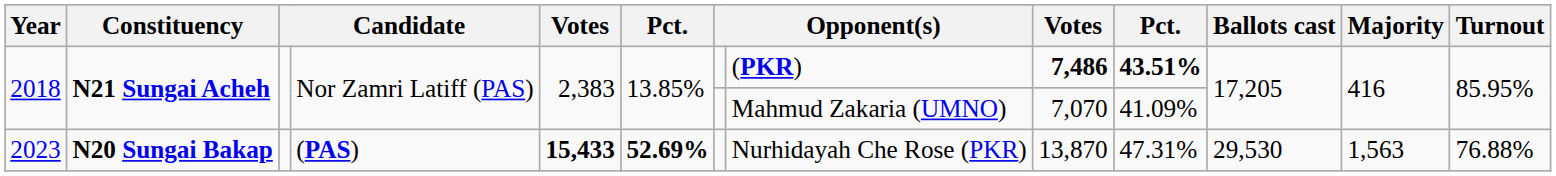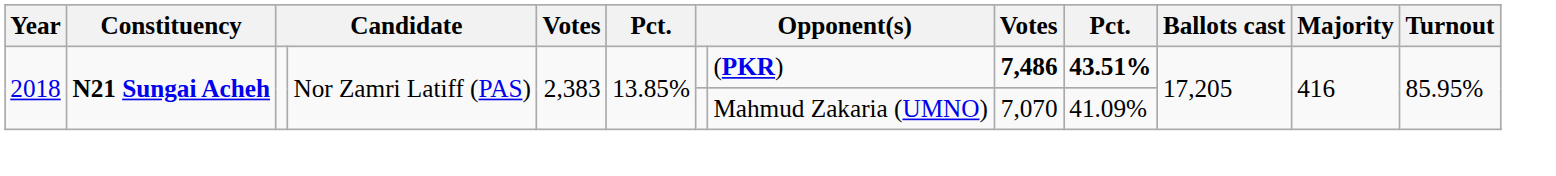- row: (36, 150)
